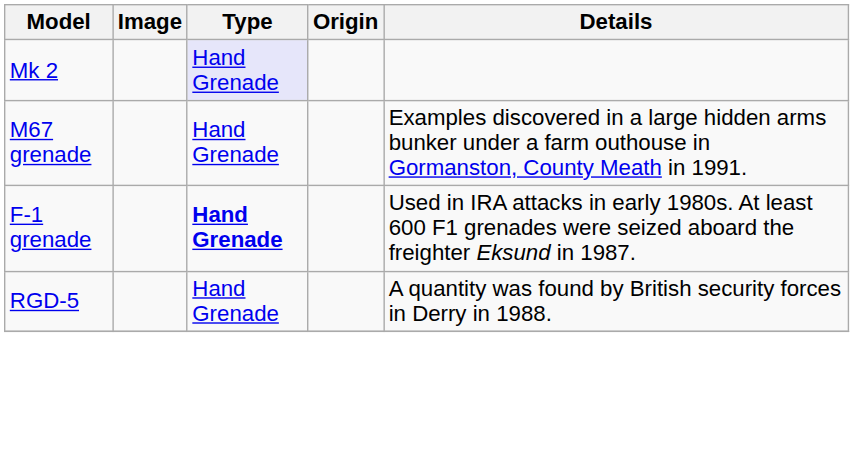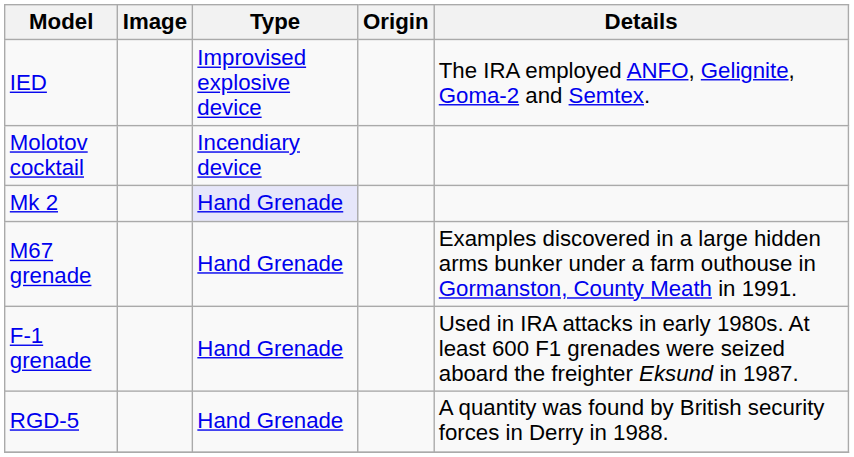+ row: (28, 82)
+ row: (49, 155)
(237, 228) bold -> (270, 348) normal
